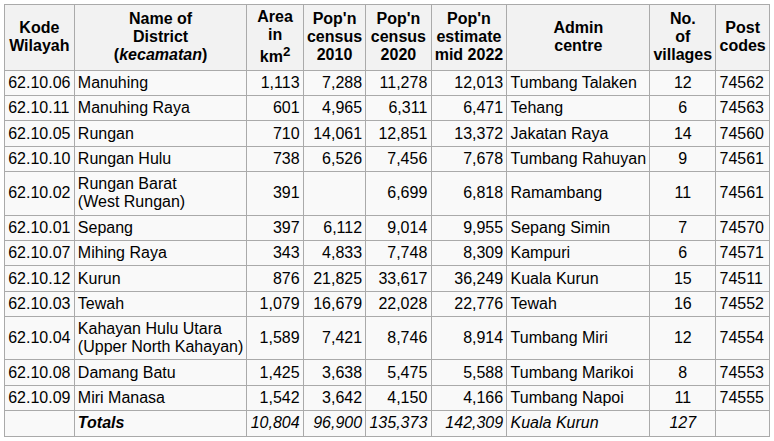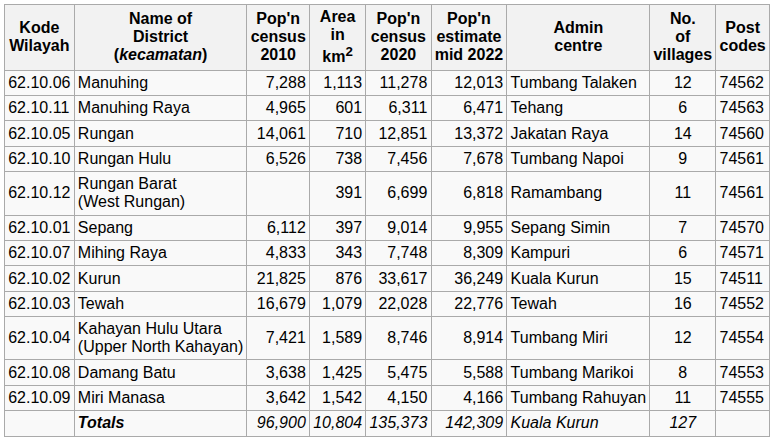columns swapped: (275, 37) <-> (335, 37)
(578, 159) Tumbang Rahuyan -> (567, 159) Tumbang Napoi
(39, 193) 62.10.02 -> (39, 193) 62.10.12
(39, 278) 62.10.12 -> (39, 278) 62.10.02
(567, 398) Tumbang Napoi -> (578, 398) Tumbang Rahuyan
